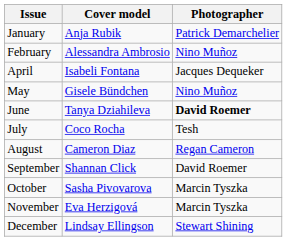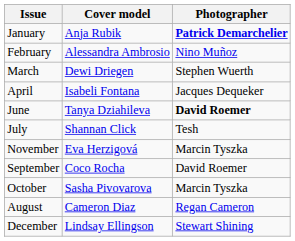(227, 33) normal -> (232, 33) bold
+ row: (23, 71)
- row: (18, 91)
(95, 129) Coco Rocha -> (100, 129) Shannan Click
rows swapped: (25, 149) <-> (33, 206)
(100, 168) Shannan Click -> (95, 168) Coco Rocha
